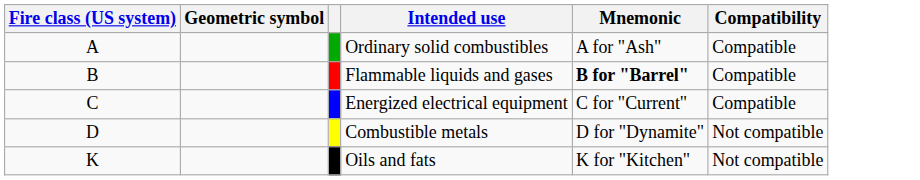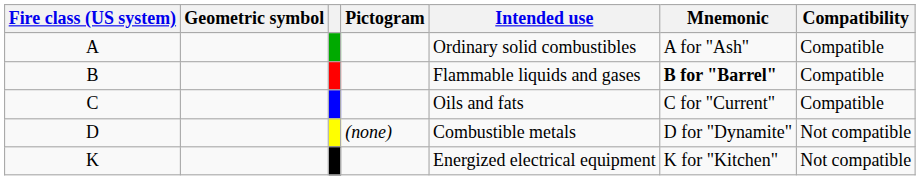+ column: (385, 18)
(456, 103) Energized electrical equipment -> (478, 103) Oils and fats
(390, 160) Oils and fats -> (544, 160) Energized electrical equipment
